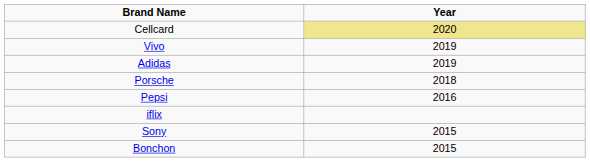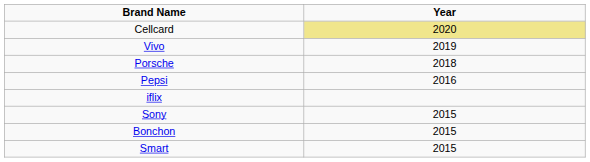- row: (154, 64)
+ row: (154, 149)
